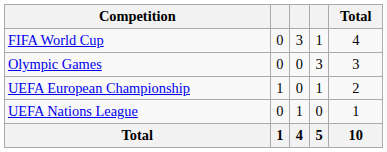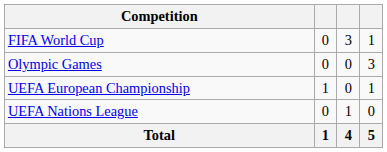- column: (356, 16)
